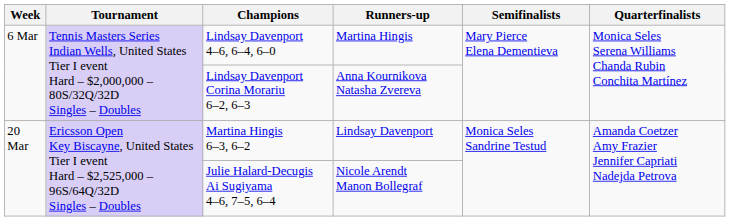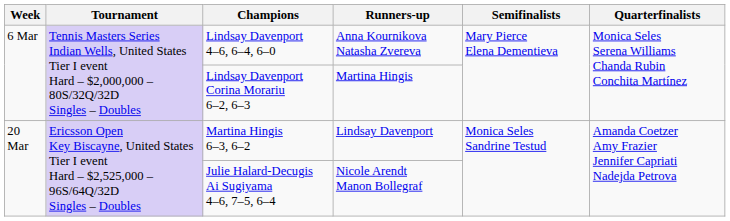(374, 35) Martina Hingis -> (381, 43) Anna Kournikova Natasha Zvereva
(381, 82) Anna Kournikova Natasha Zvereva -> (374, 75) Martina Hingis
